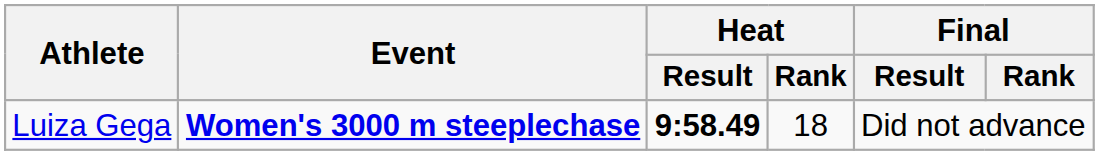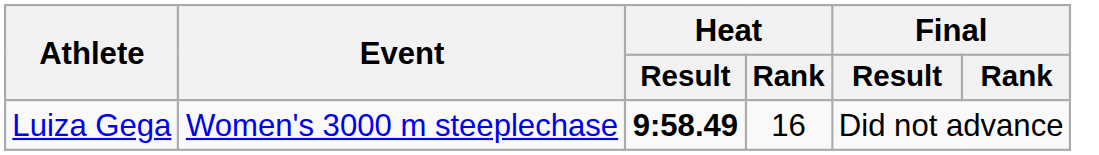(413, 126) bold -> (402, 126) normal
(811, 126) 18 -> (788, 126) 16
